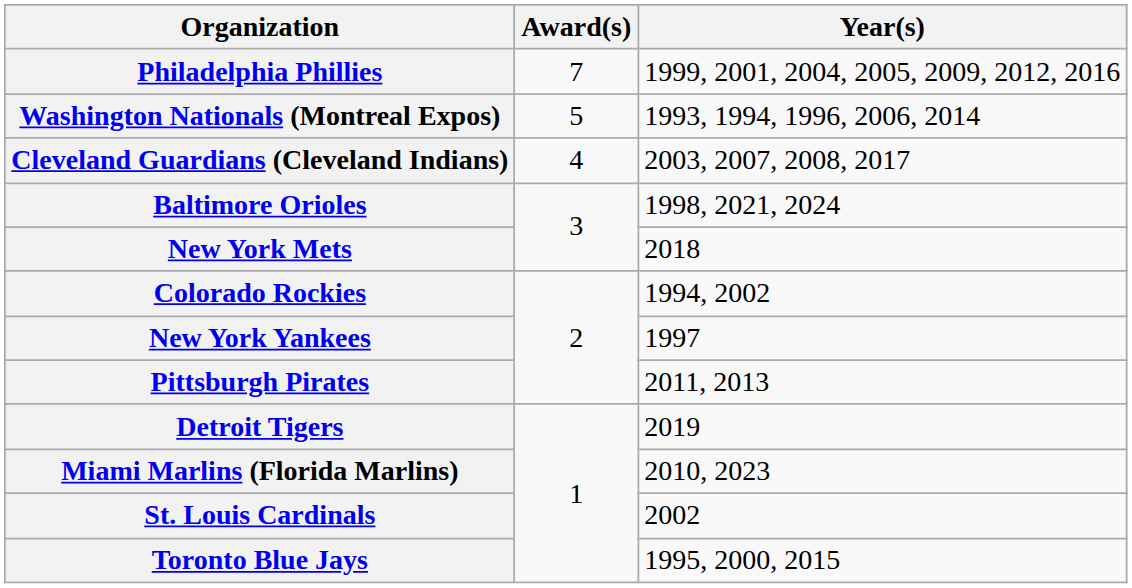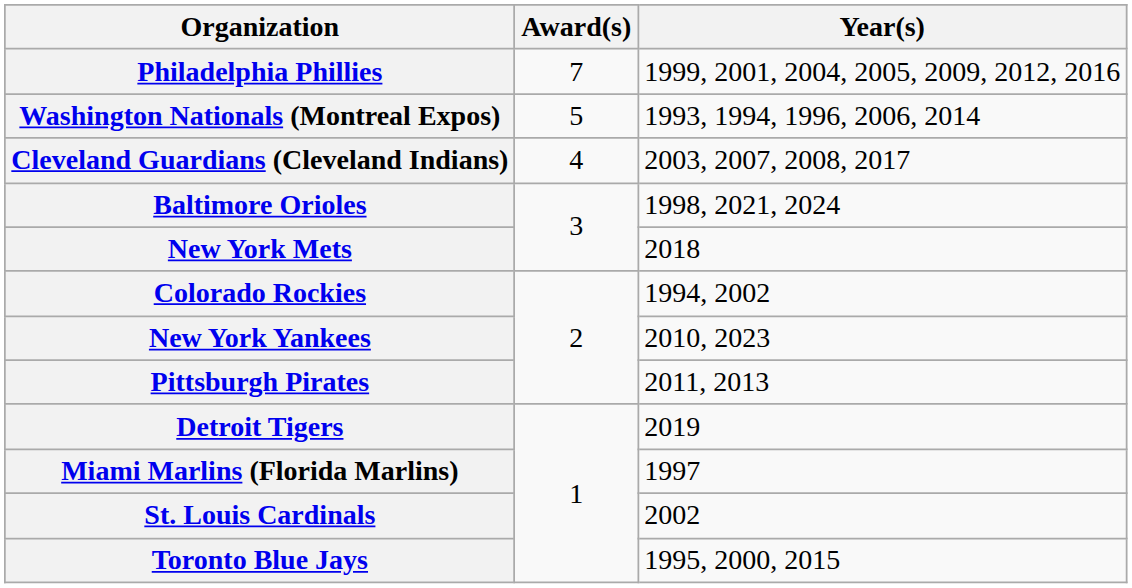(672, 337) 1997 -> (707, 337) 2010, 2023
(707, 470) 2010, 2023 -> (672, 470) 1997
